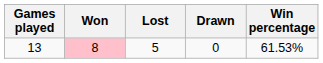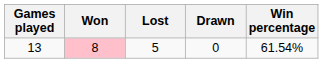(282, 48) 61.53% -> (282, 48) 61.54%
